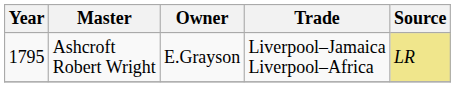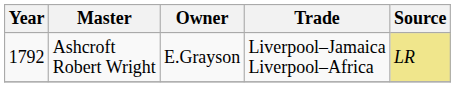(27, 57) 1795 -> (27, 57) 1792
